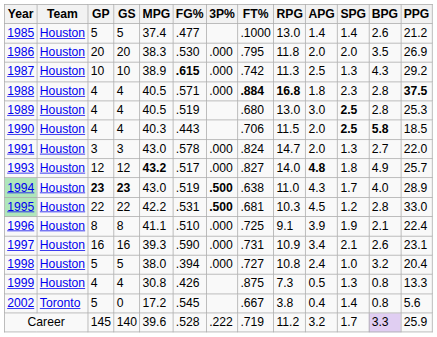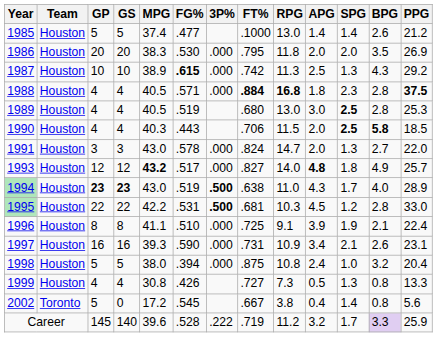(252, 264) .727 -> (252, 264) .875
(252, 284) .875 -> (252, 284) .727
